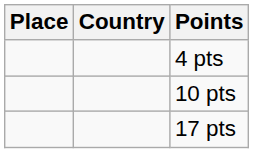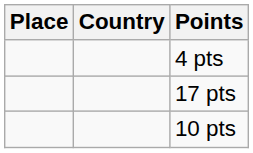rows swapped: (205, 93) <-> (205, 128)
